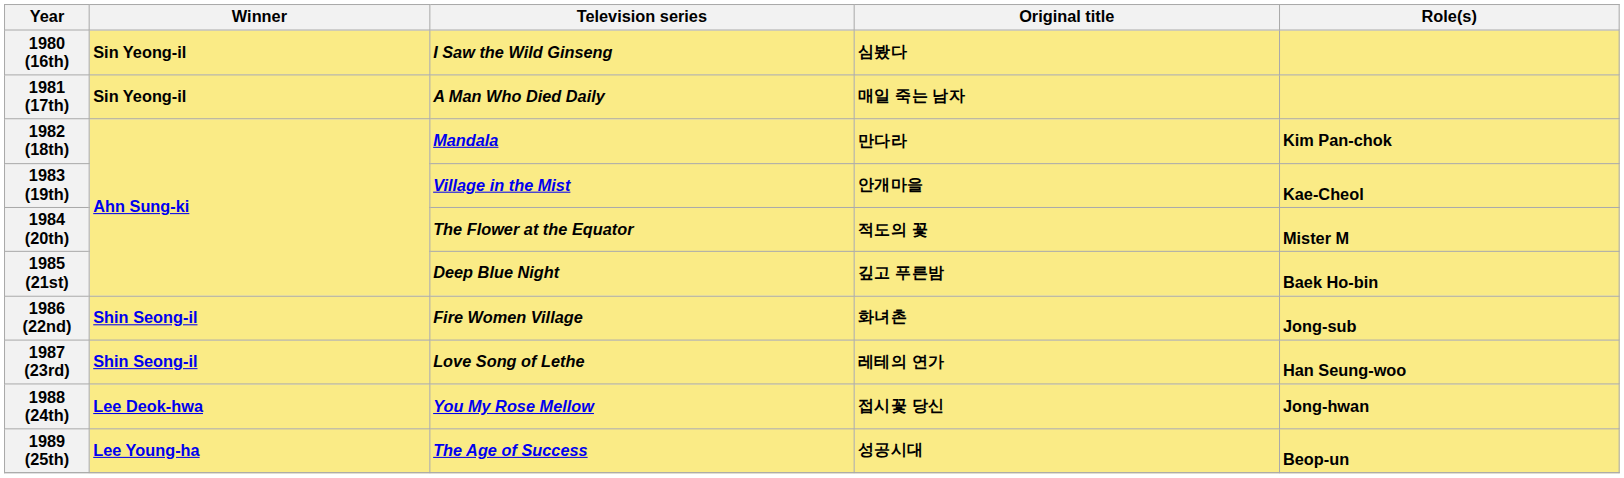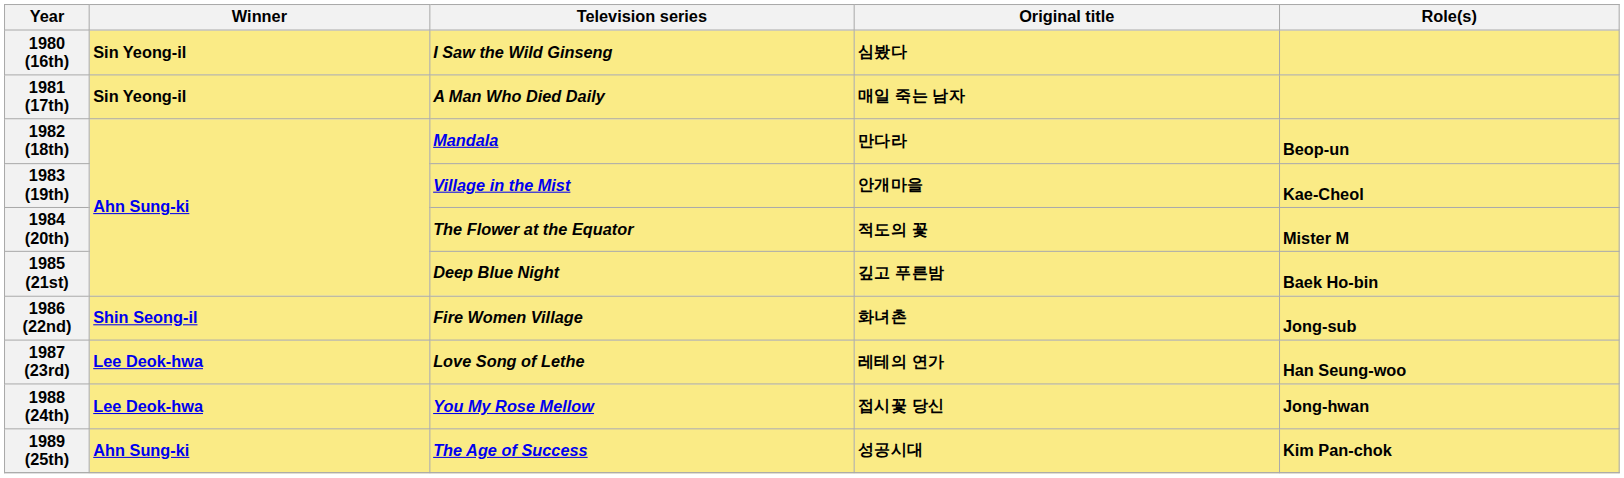(1337, 140) Kim Pan-chok -> (1316, 150) Beop-un
(145, 362) Shin Seong-il -> (148, 362) Lee Deok-hwa
(146, 450) Lee Young-ha -> (141, 450) Ahn Sung-ki
(1316, 459) Beop-un -> (1337, 450) Kim Pan-chok
